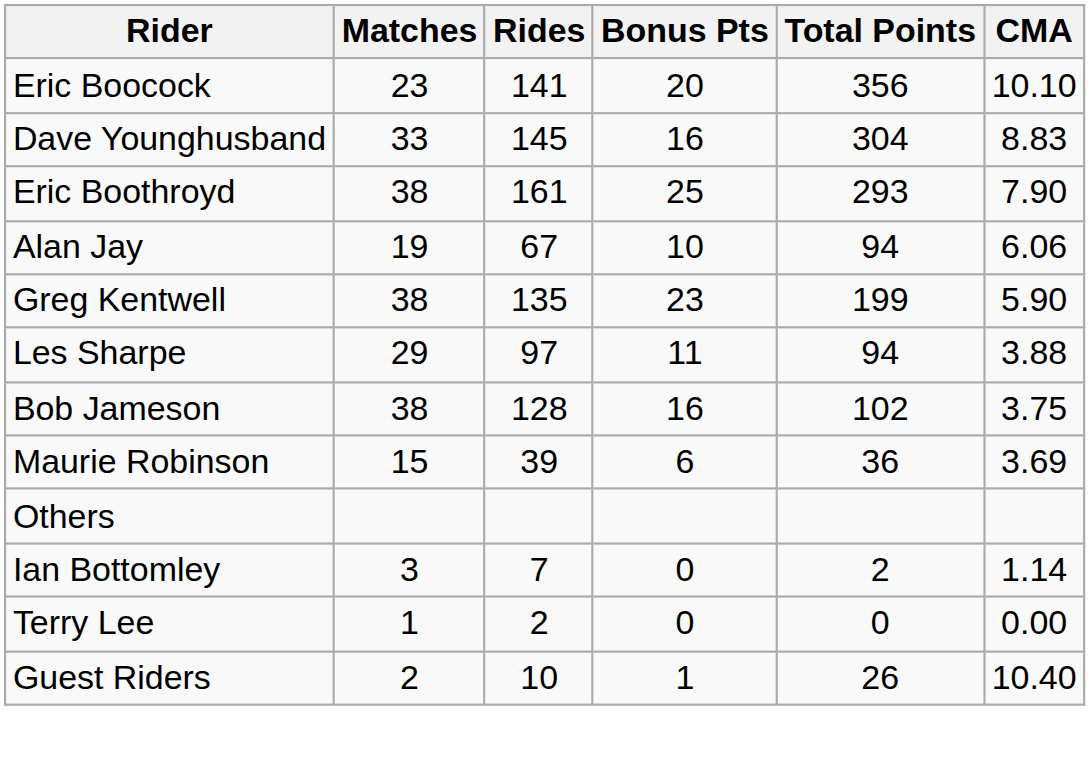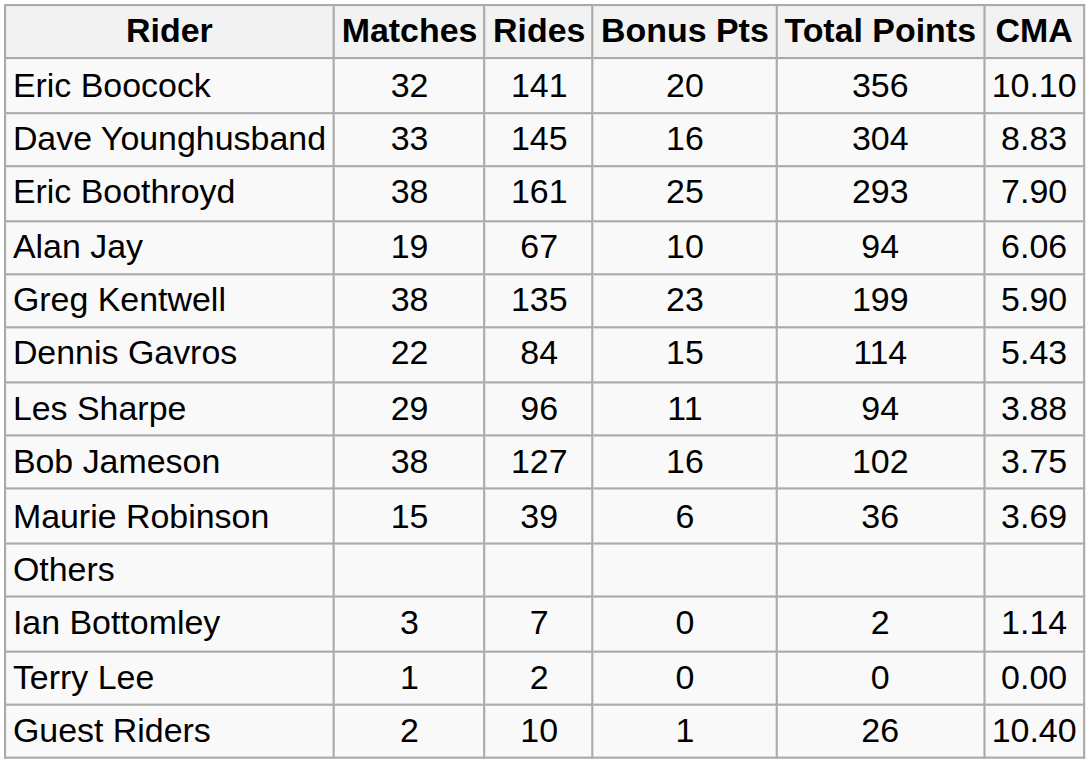(409, 85) 23 -> (409, 85) 32
+ row: (125, 354)
(539, 354) 97 -> (539, 407) 96
(539, 407) 128 -> (539, 461) 127
